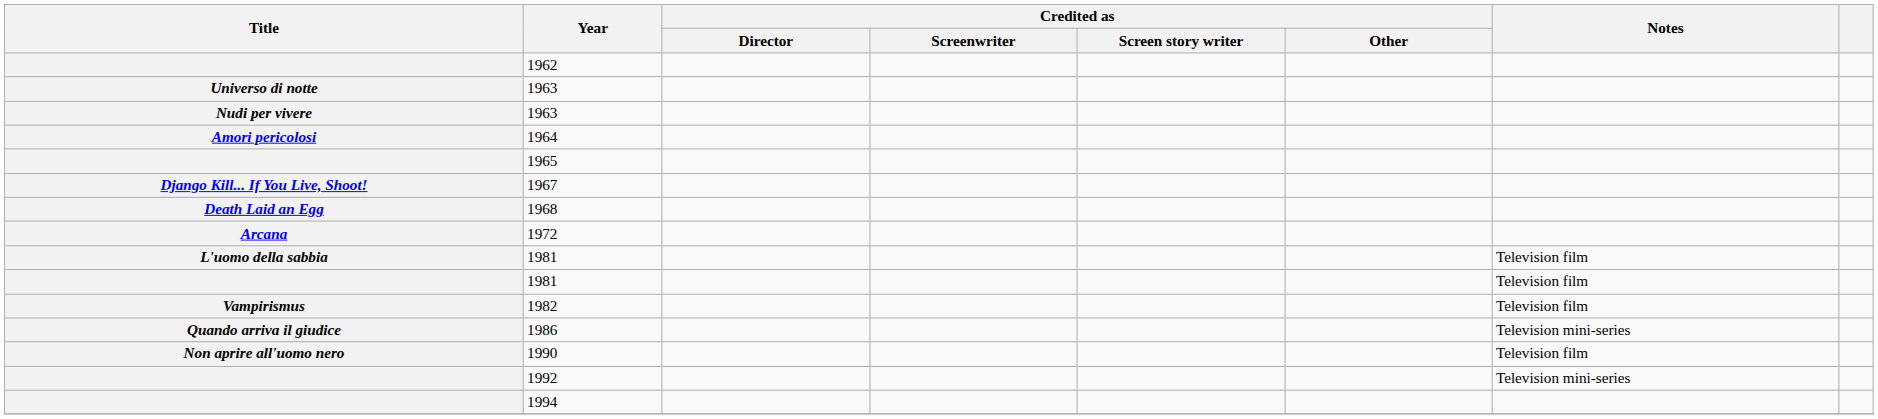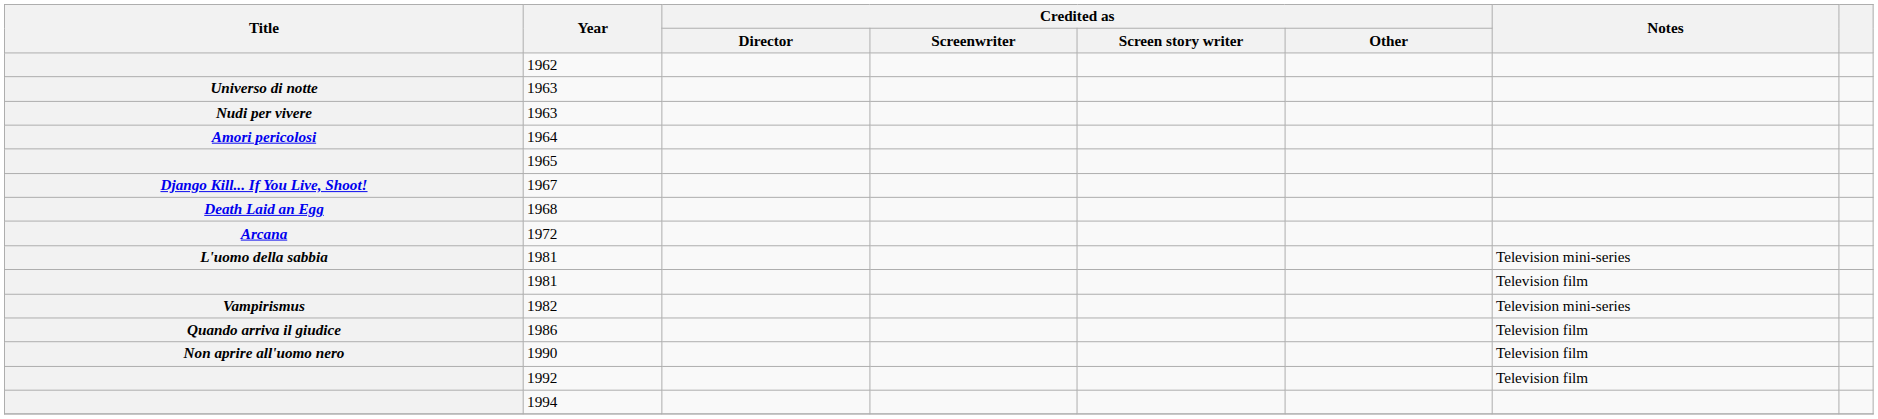(1542, 257) Television film -> (1563, 257) Television mini-series
(1542, 305) Television film -> (1563, 305) Television mini-series
(1563, 329) Television mini-series -> (1542, 329) Television film
(1563, 378) Television mini-series -> (1542, 378) Television film
